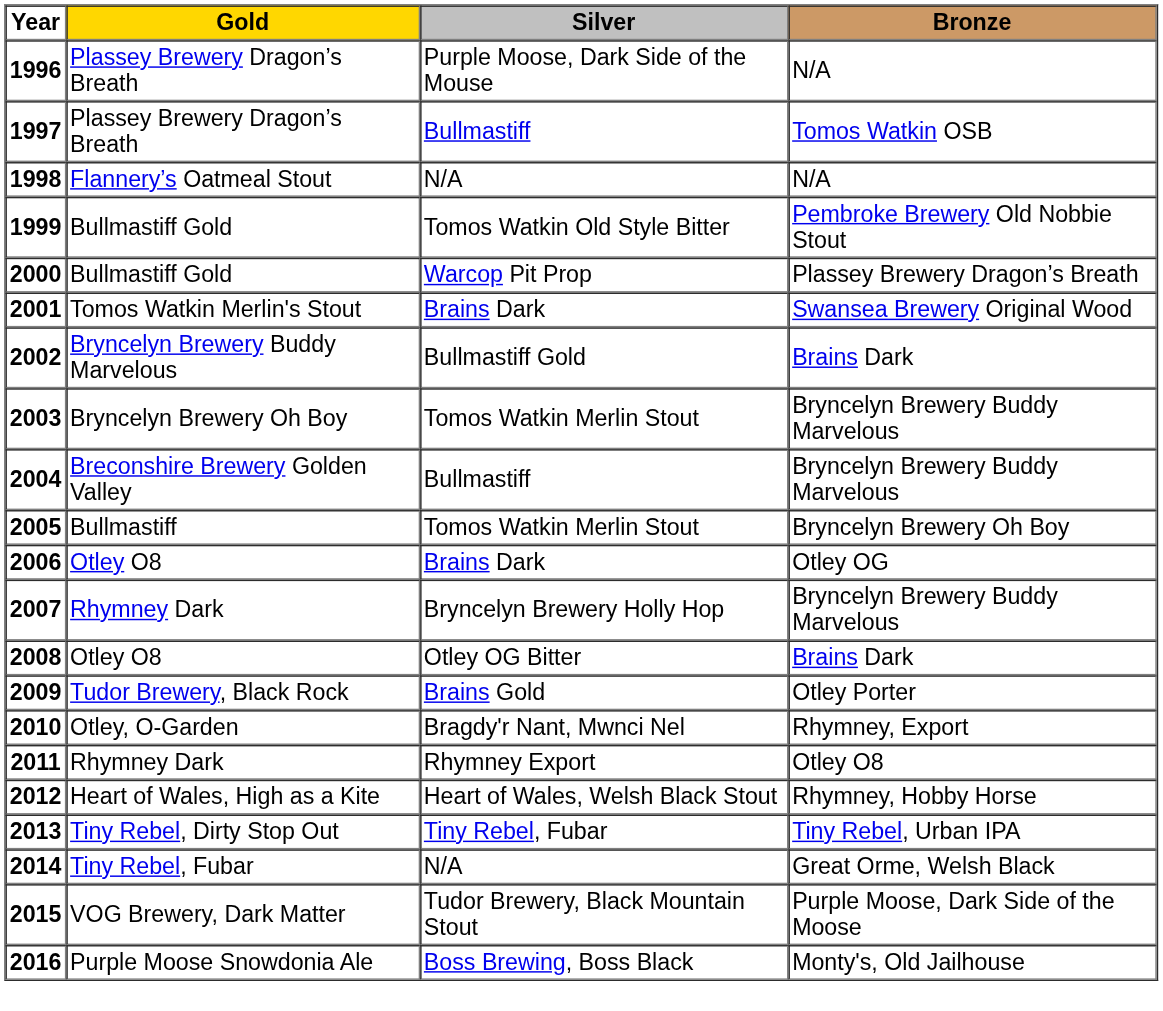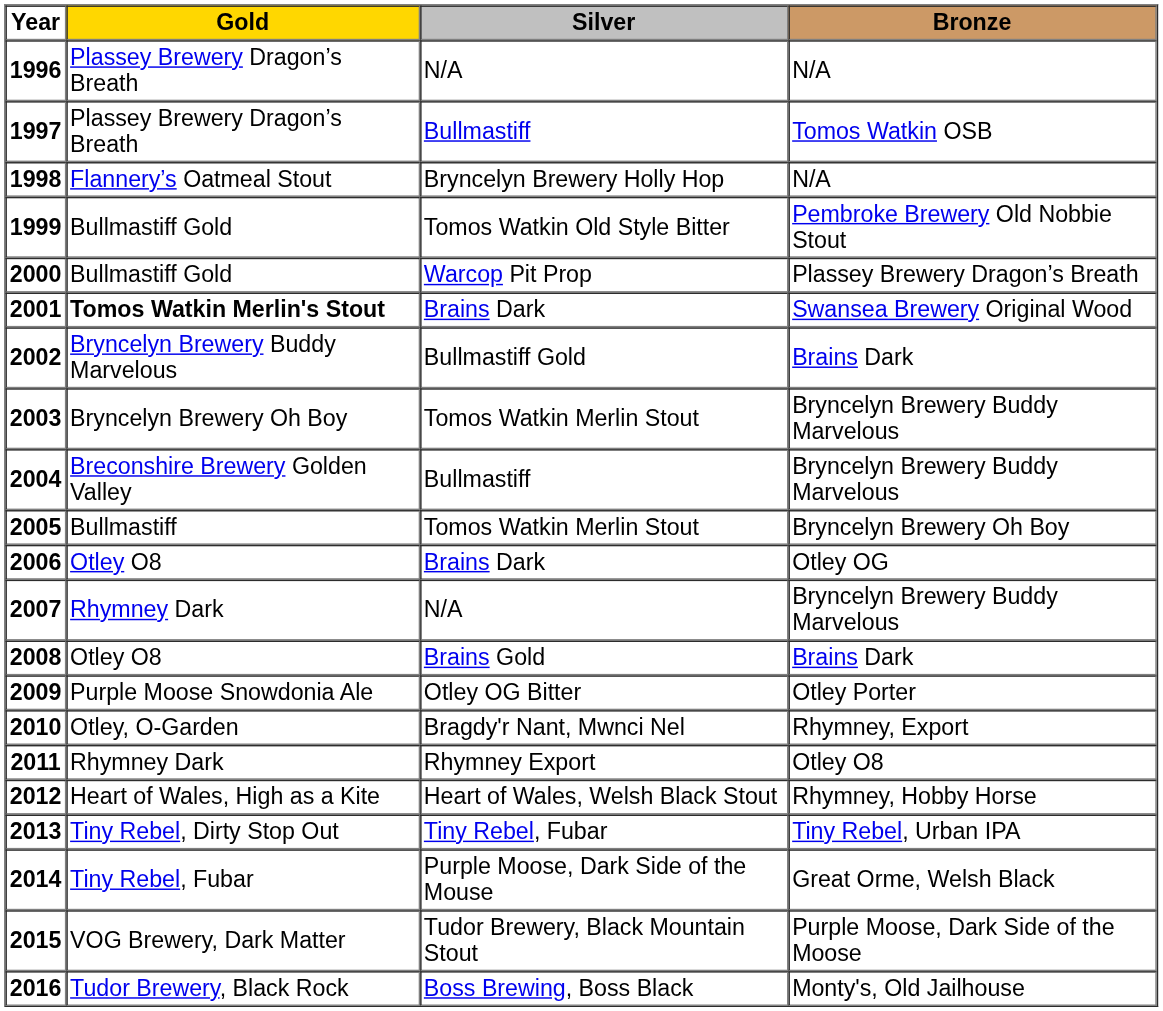(585, 70) Purple Moose, Dark Side of the Mouse -> (443, 70) N/A
(443, 179) N/A -> (574, 179) Bryncelyn Brewery Holly Hop
(216, 309) normal -> (228, 309) bold
(574, 609) Bryncelyn Brewery Holly Hop -> (443, 609) N/A
(503, 657) Otley OG Bitter -> (484, 657) Brains Gold
(209, 692) Tudor Brewery, Black Rock -> (222, 692) Purple Moose Snowdonia Ale
(484, 692) Brains Gold -> (503, 692) Otley OG Bitter
(443, 866) N/A -> (585, 879) Purple Moose, Dark Side of the Mouse
(222, 962) Purple Moose Snowdonia Ale -> (209, 988) Tudor Brewery, Black Rock
